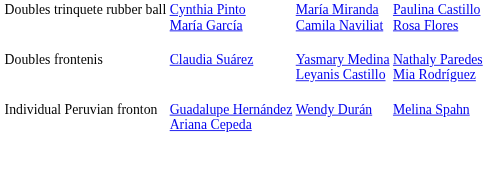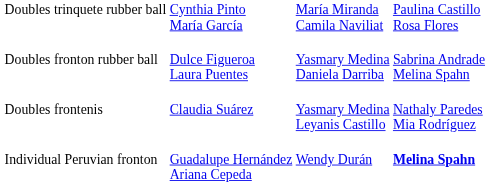+ row: (81, 59)
(431, 109) normal -> (434, 159) bold
